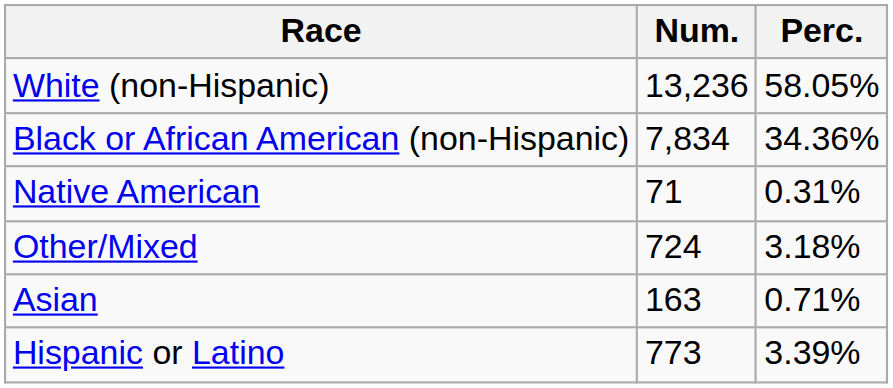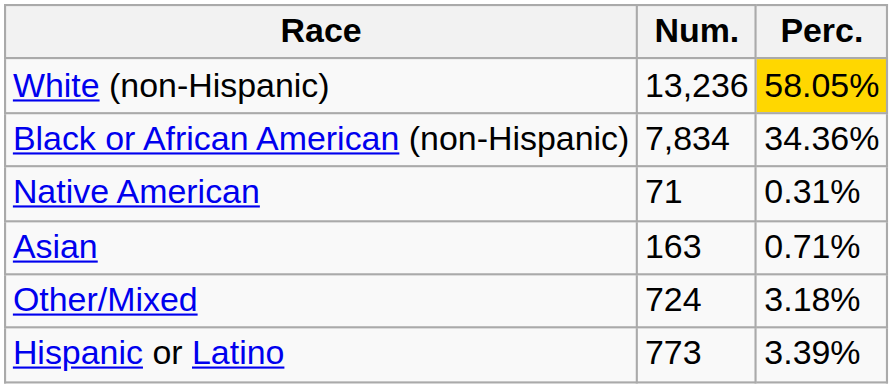(822, 85) no background -> (822, 85) gold background
rows swapped: (55, 300) <-> (105, 246)
